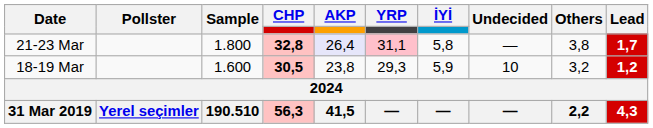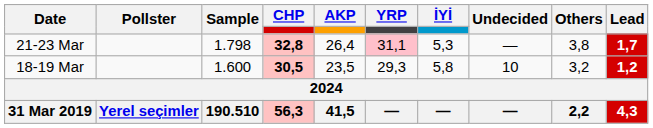(233, 44) 1.800 -> (233, 44) 1.798
(340, 44) lavender background -> (340, 44) no background
(443, 44) 5,8 -> (443, 44) 5,3
(340, 66) 23,8 -> (340, 66) 23,5
(443, 66) 5,9 -> (443, 66) 5,8
